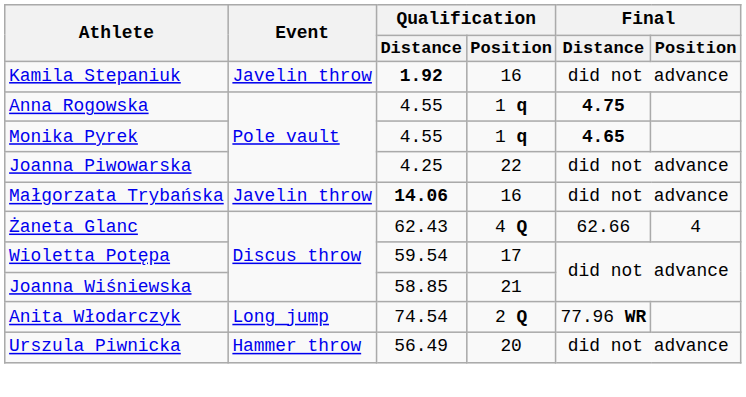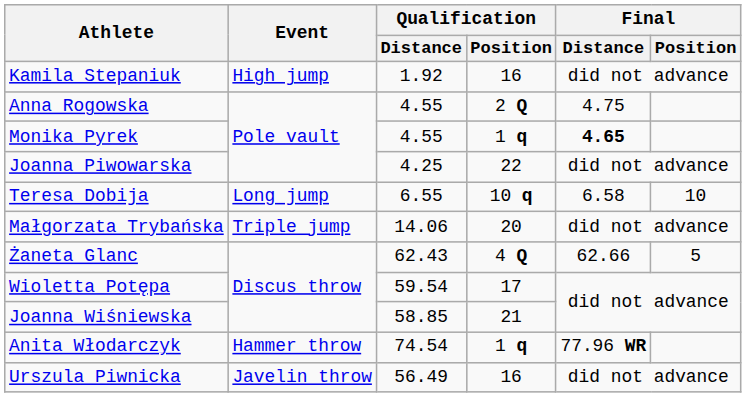(302, 76) Javelin throw -> (281, 76) High jump
(421, 76) bold -> (421, 76) normal
(511, 106) 1 q -> (511, 106) 2 Q
(603, 106) bold -> (603, 106) normal
+ row: (79, 197)
(302, 197) Javelin throw -> (291, 227) Triple jump
(421, 197) bold -> (421, 227) normal
(511, 197) 16 -> (511, 227) 20
(696, 227) 4 -> (696, 257) 5
(281, 317) Long jump -> (297, 347) Hammer throw
(511, 317) 2 Q -> (511, 347) 1 q
(297, 347) Hammer throw -> (302, 377) Javelin throw
(511, 347) 20 -> (511, 377) 16
